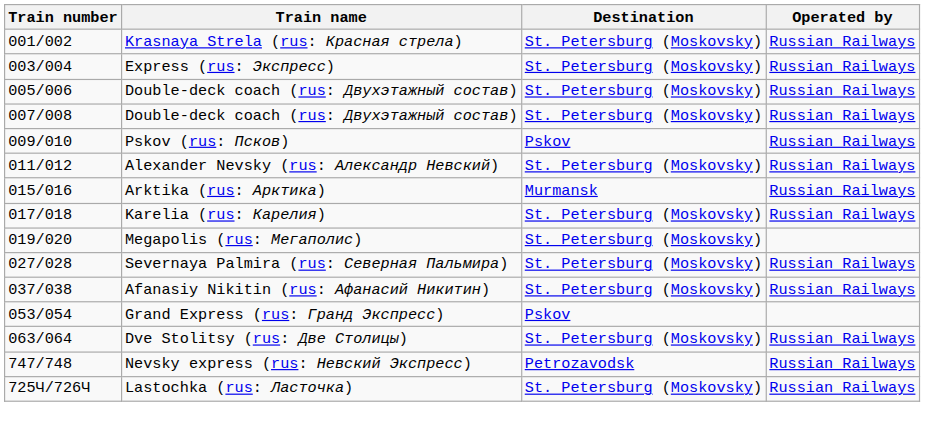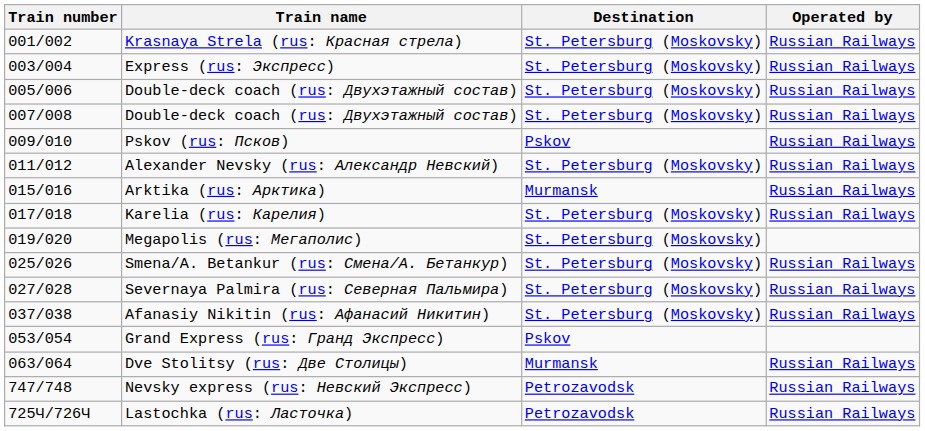+ row: (40, 265)
(643, 339) St. Petersburg (Moskovsky) -> (561, 364) Murmansk
(643, 389) St. Petersburg (Moskovsky) -> (580, 414) Petrozavodsk
